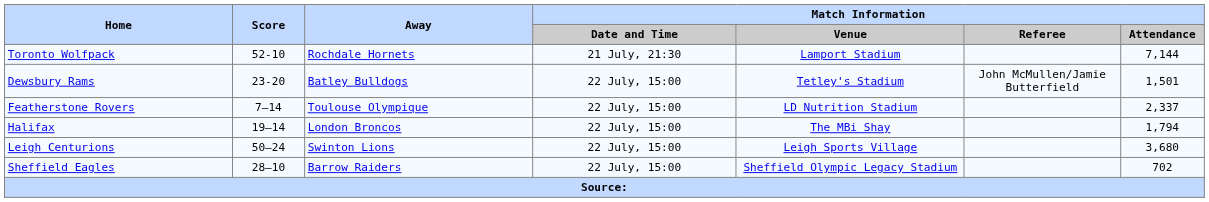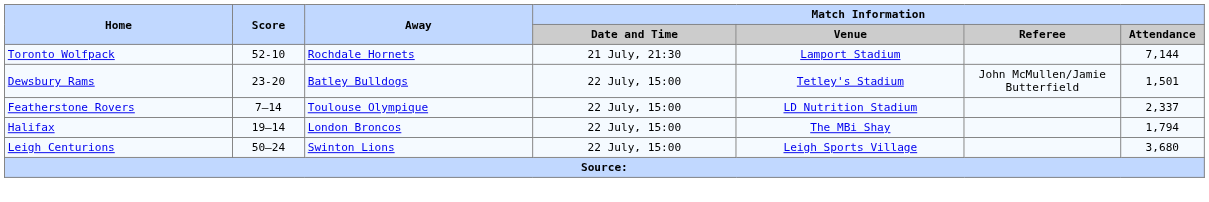- row: (61, 167)
